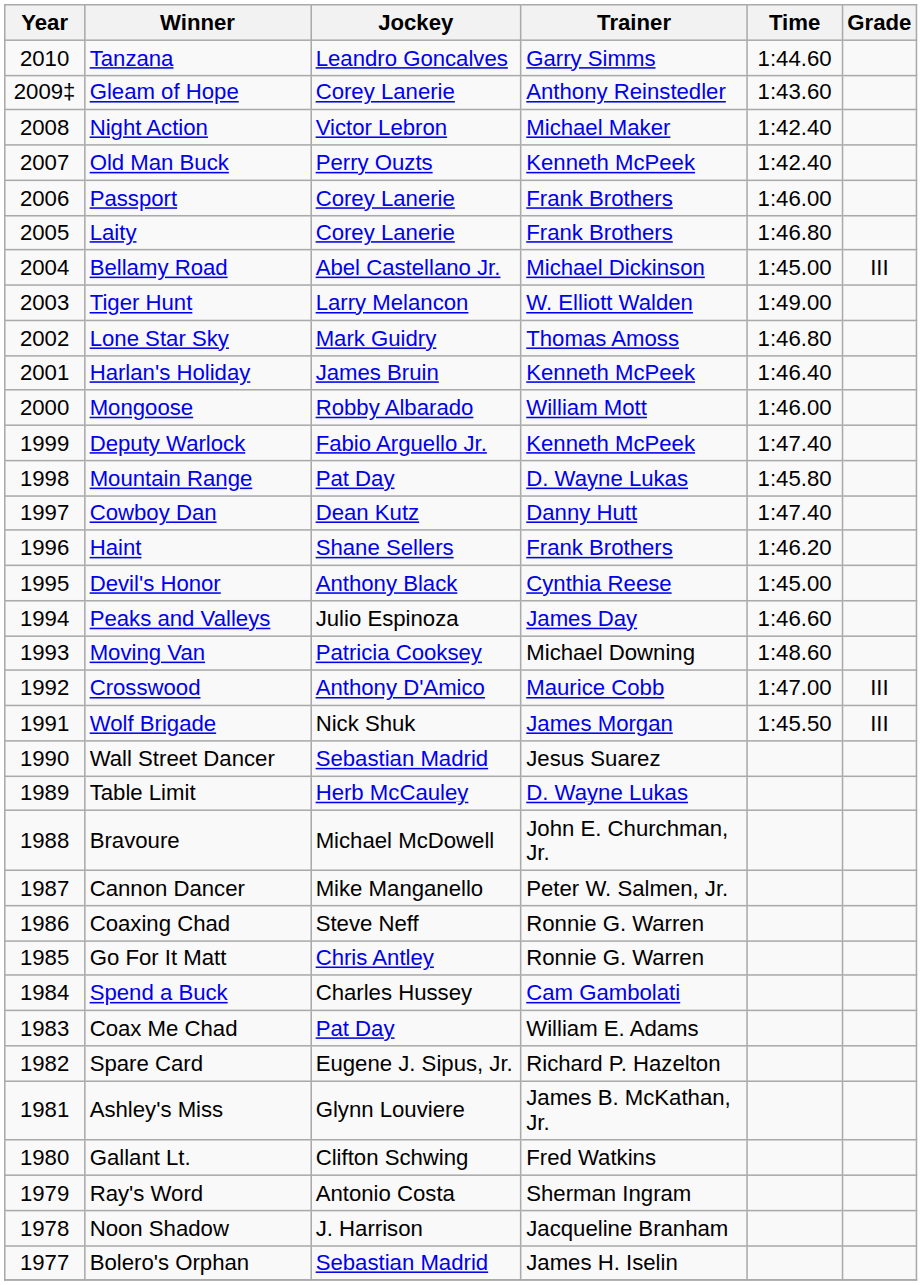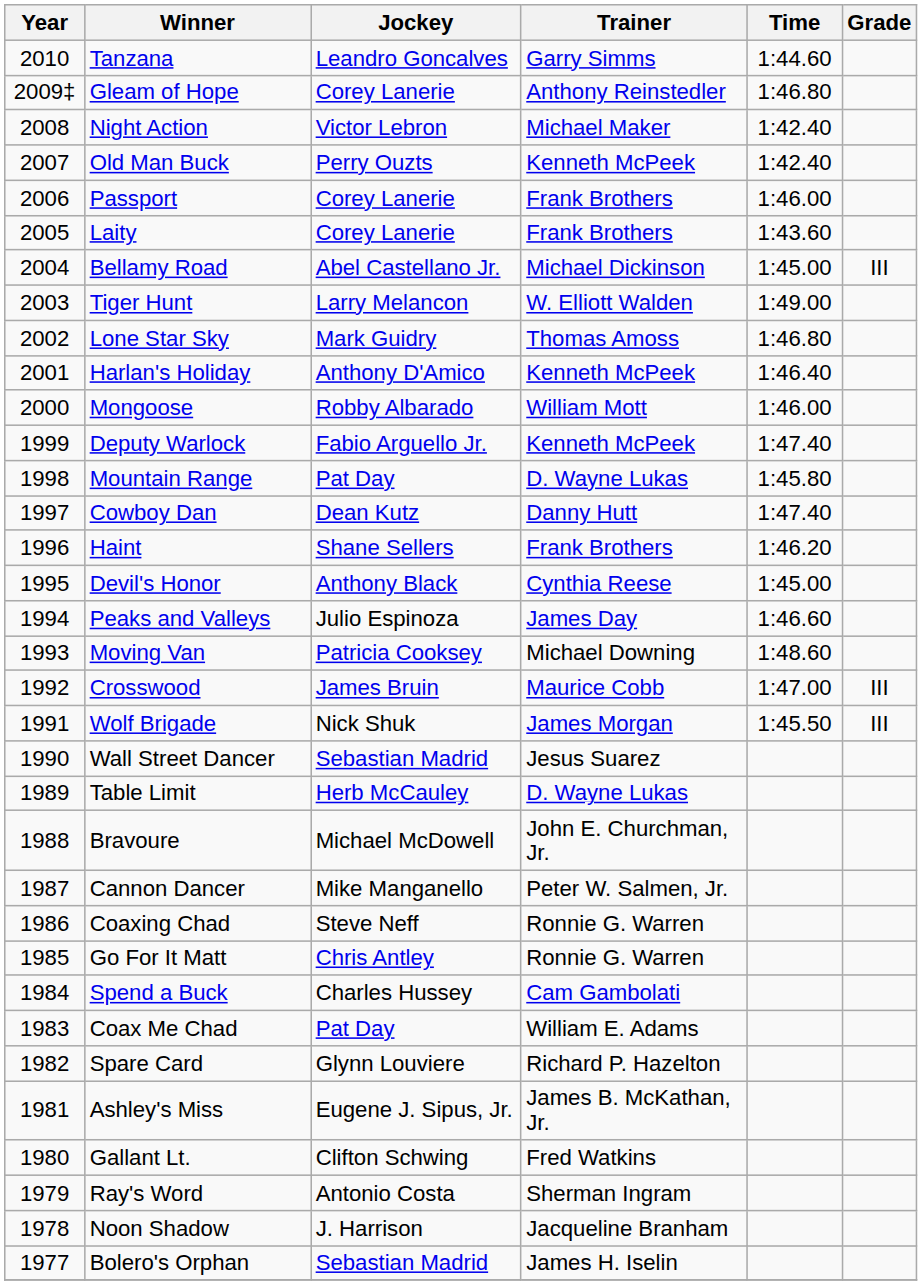(795, 93) 1:43.60 -> (795, 93) 1:46.80
(795, 233) 1:46.80 -> (795, 233) 1:43.60
(377, 373) James Bruin -> (400, 373) Anthony D'Amico
(400, 688) Anthony D'Amico -> (377, 688) James Bruin
(414, 1063) Eugene J. Sipus, Jr. -> (390, 1063) Glynn Louviere
(390, 1111) Glynn Louviere -> (414, 1111) Eugene J. Sipus, Jr.
